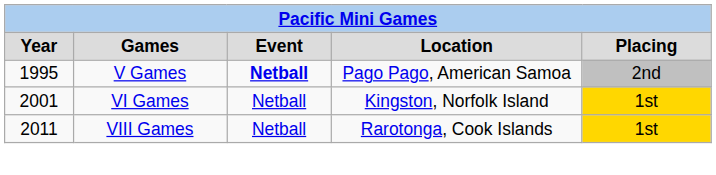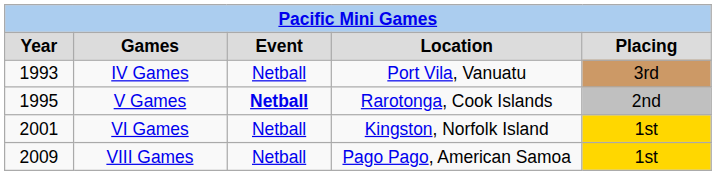+ row: (150, 74)
(457, 74) Pago Pago, American Samoa -> (457, 101) Rarotonga, Cook Islands
(39, 129) 2011 -> (39, 156) 2009
(457, 129) Rarotonga, Cook Islands -> (457, 156) Pago Pago, American Samoa
